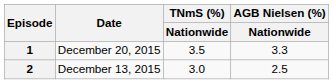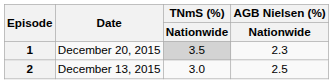(197, 50) no background -> (197, 50) lightgrey background
(280, 50) 3.3 -> (280, 50) 2.3
